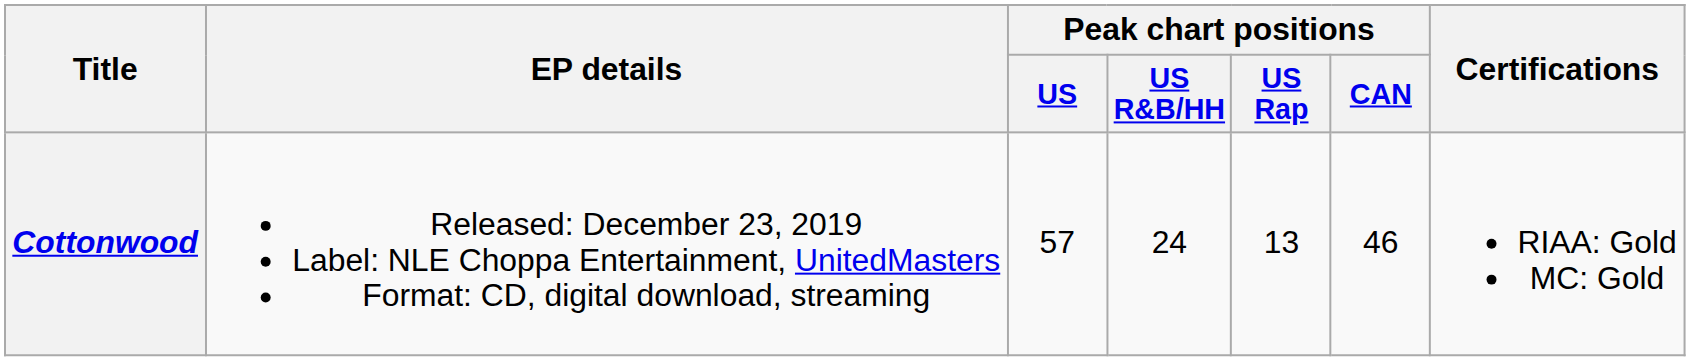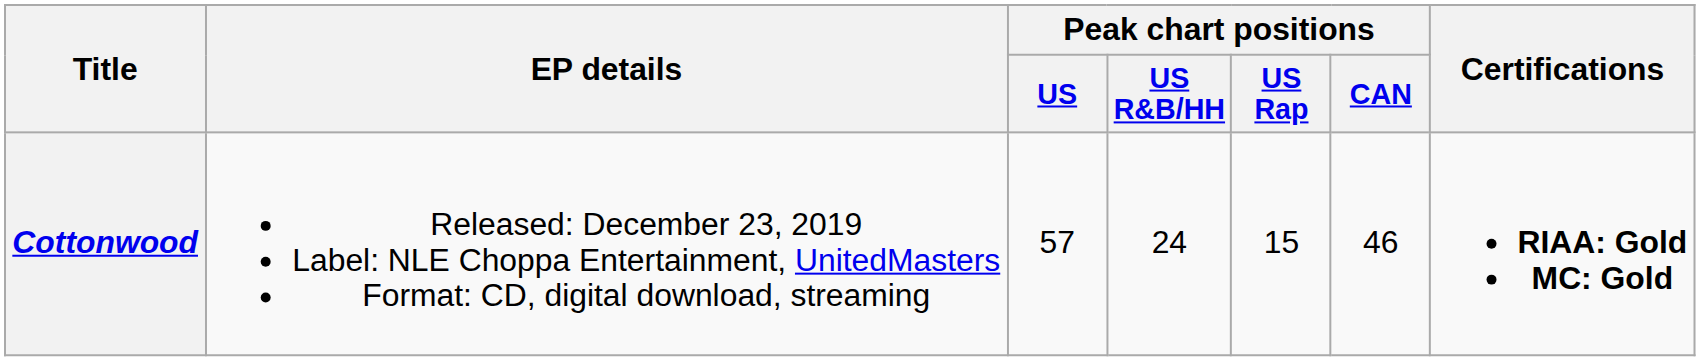(1281, 242) 13 -> (1281, 242) 15
(1557, 261) normal -> (1563, 261) bold
